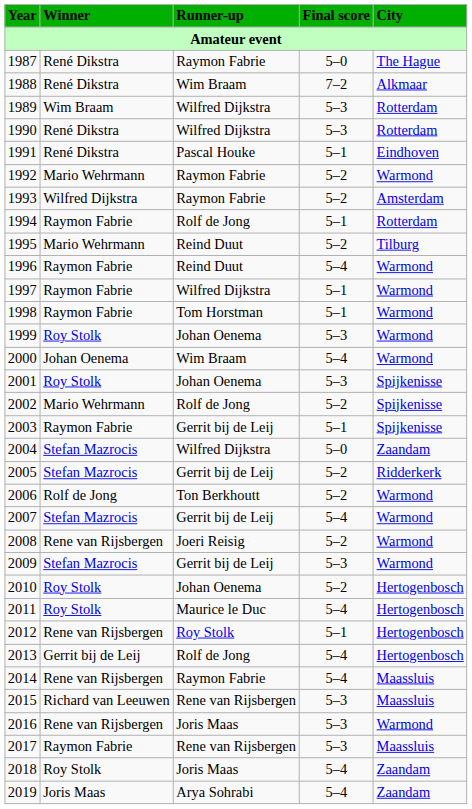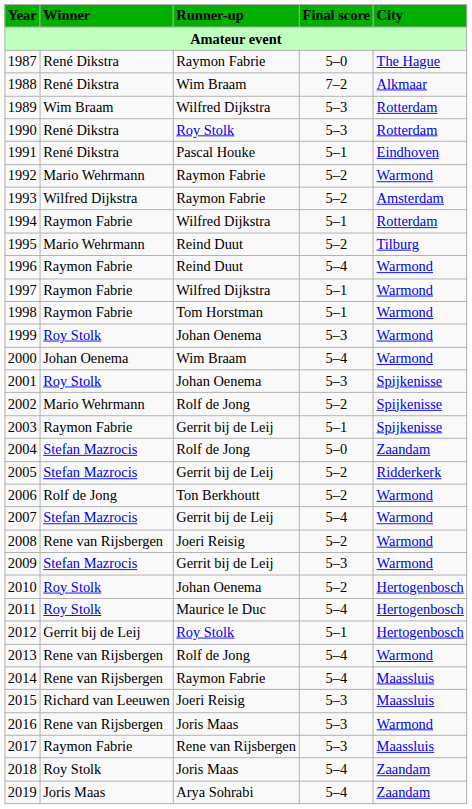(223, 130) Wilfred Dijkstra -> (205, 130) Roy Stolk
(213, 221) Rolf de Jong -> (223, 221) Wilfred Dijkstra
(223, 449) Wilfred Dijkstra -> (213, 449) Rolf de Jong
(103, 632) Rene van Rijsbergen -> (92, 632) Gerrit bij de Leij
(92, 655) Gerrit bij de Leij -> (103, 655) Rene van Rijsbergen
(420, 655) Hertogenbosch -> (405, 655) Warmond
(236, 701) Rene van Rijsbergen -> (210, 701) Joeri Reisig
